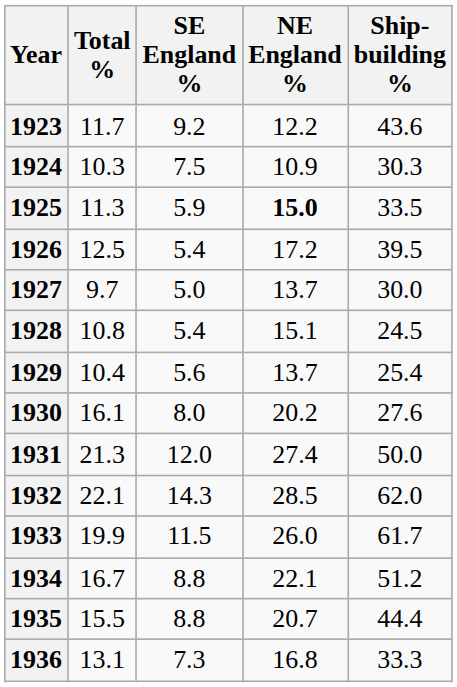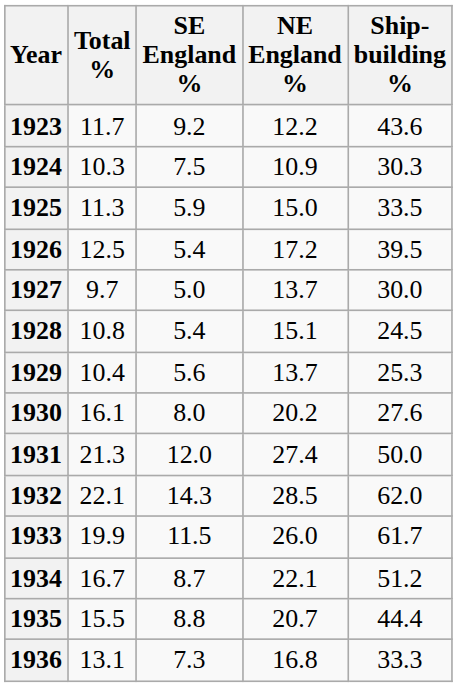(295, 207) bold -> (295, 207) normal
(400, 372) 25.4 -> (400, 372) 25.3
(189, 577) 8.8 -> (189, 577) 8.7
